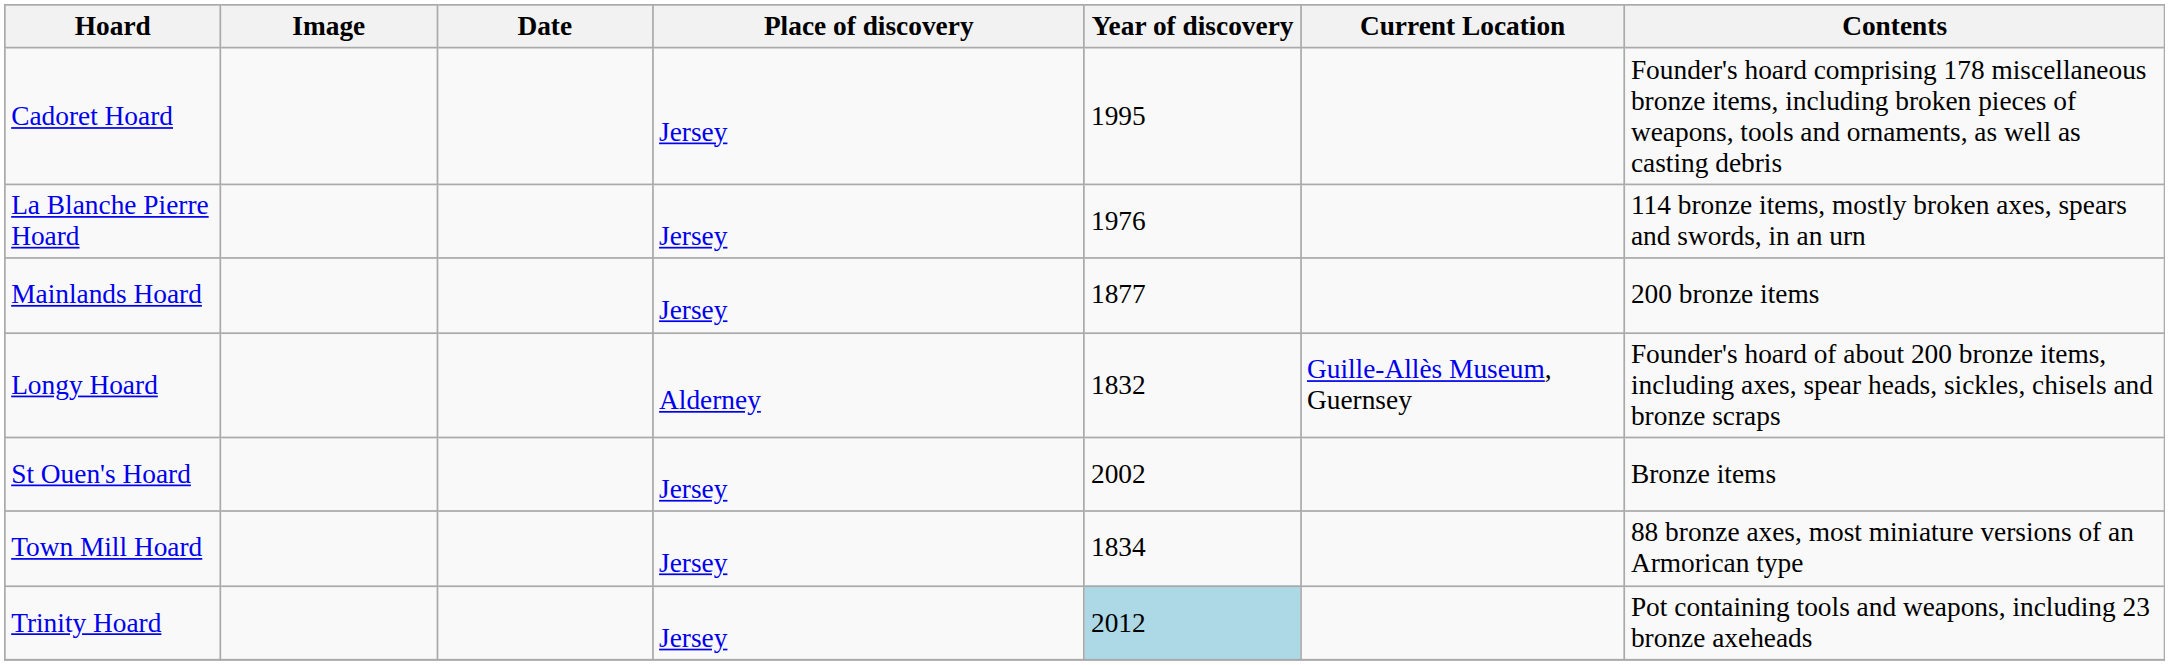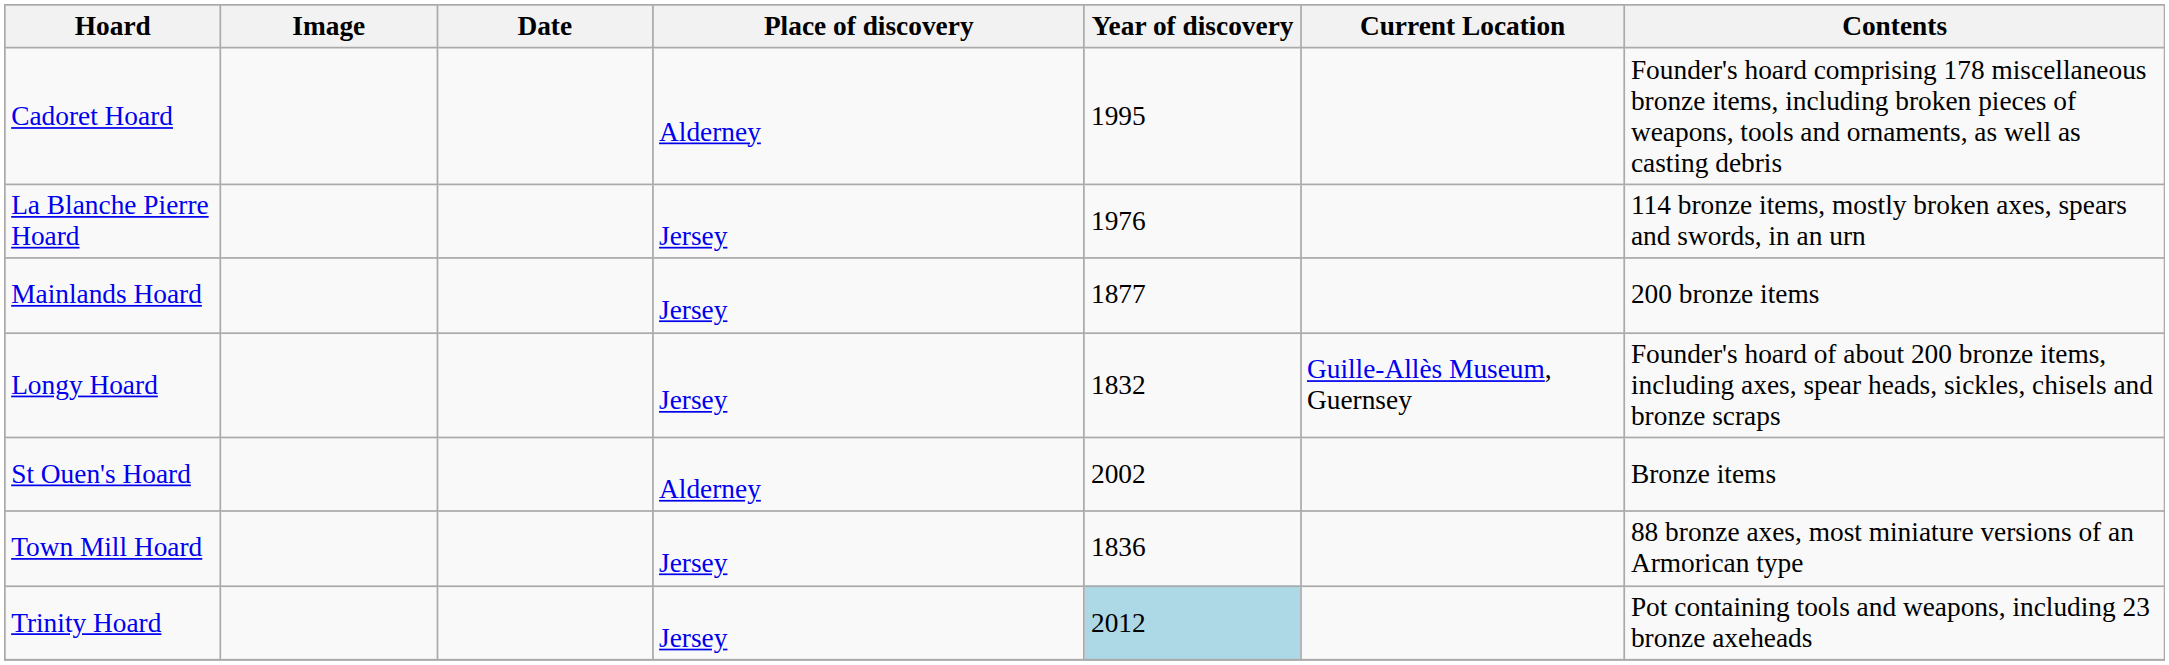(693, 131) Jersey -> (710, 131) Alderney
(710, 399) Alderney -> (693, 399) Jersey
(693, 489) Jersey -> (710, 489) Alderney
(1118, 548) 1834 -> (1118, 548) 1836
